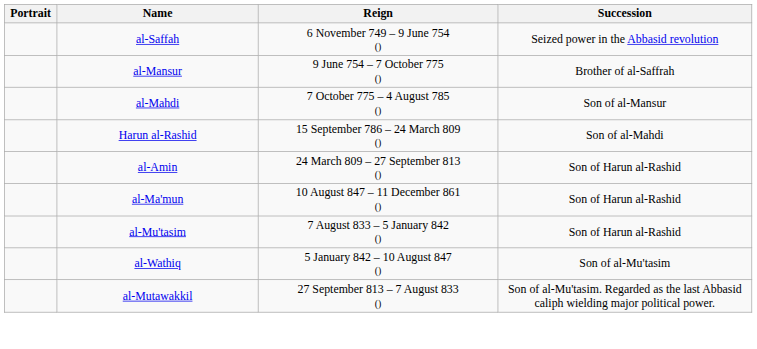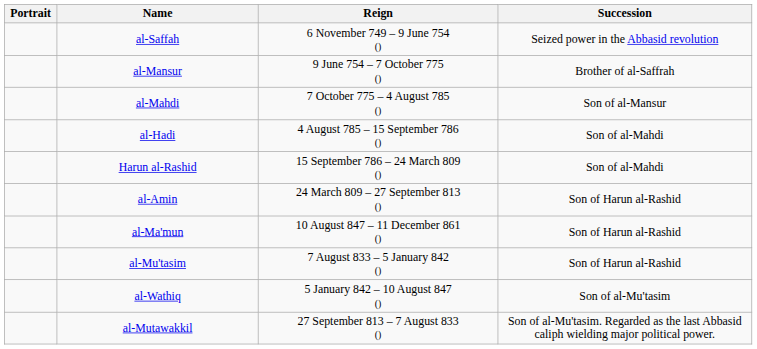+ row: (158, 135)
